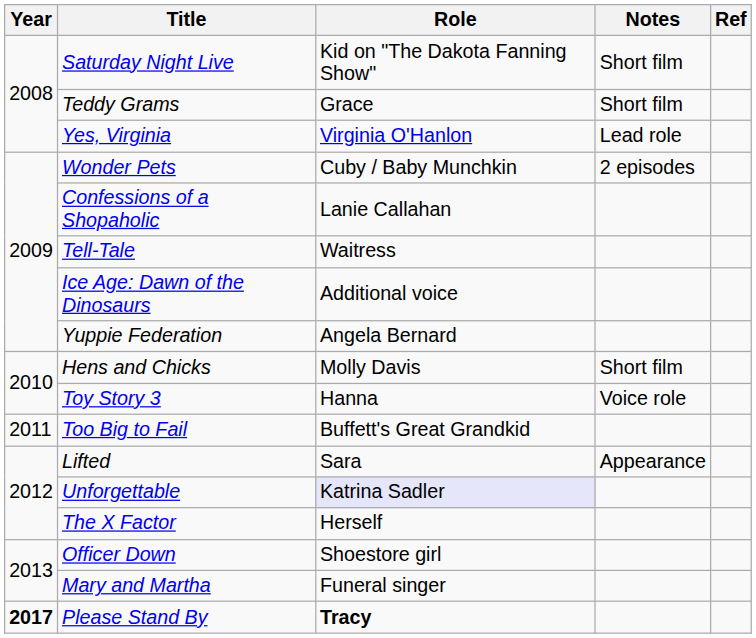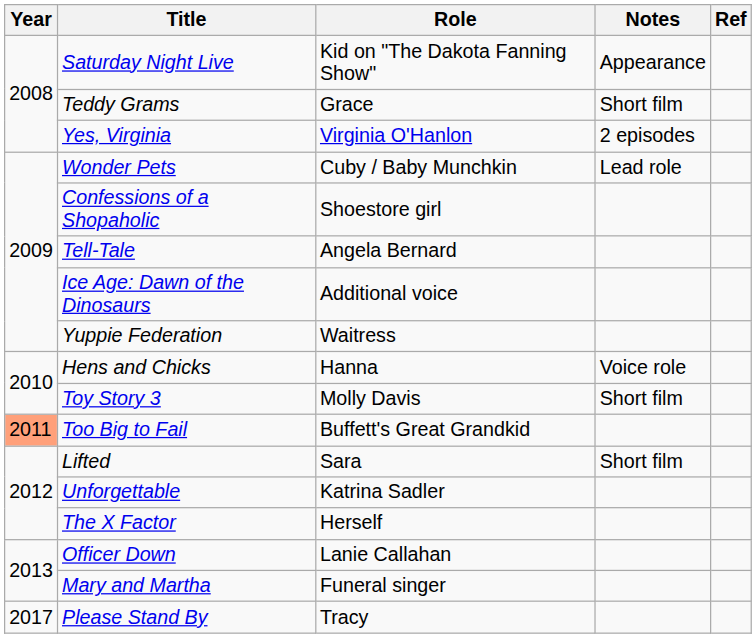(641, 62) Short film -> (653, 62) Appearance
(641, 135) Lead role -> (647, 135) 2 episodes
(647, 167) 2 episodes -> (641, 167) Lead role
(386, 209) Lanie Callahan -> (381, 209) Shoestore girl
(358, 251) Waitress -> (388, 251) Angela Bernard
(388, 336) Angela Bernard -> (358, 336) Waitress
(370, 367) Molly Davis -> (349, 367) Hanna
(641, 367) Short film -> (643, 367) Voice role
(349, 398) Hanna -> (370, 398) Molly Davis
(643, 398) Voice role -> (641, 398) Short film
(30, 429) no background -> (30, 429) lightsalmon background
(653, 461) Appearance -> (641, 461) Short film
(382, 492) lavender background -> (382, 492) no background
(381, 554) Shoestore girl -> (386, 554) Lanie Callahan
(31, 617) bold -> (31, 617) normal
(346, 617) bold -> (344, 617) normal
